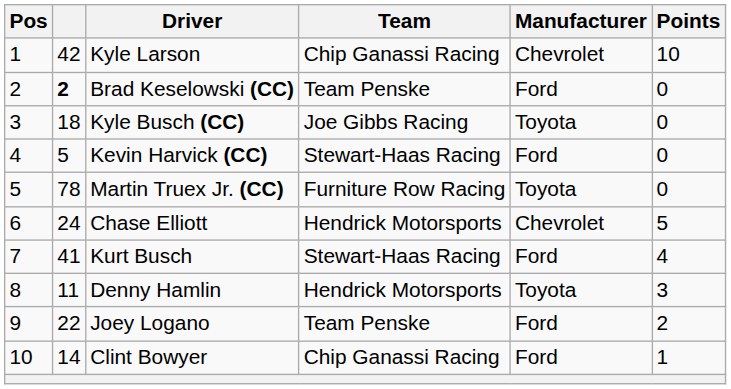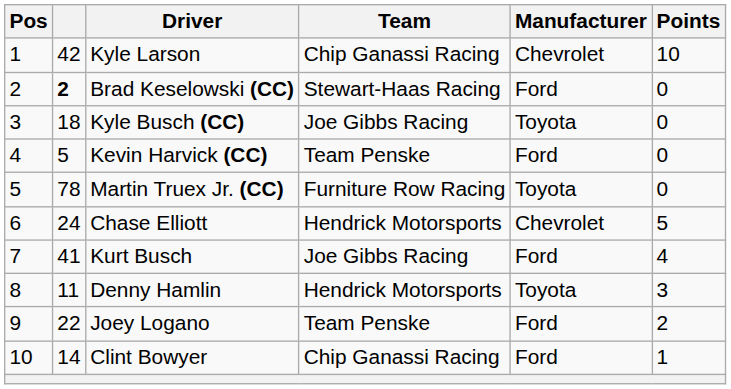(367, 88) Team Penske -> (402, 88) Stewart-Haas Racing
(402, 155) Stewart-Haas Racing -> (367, 155) Team Penske
(402, 256) Stewart-Haas Racing -> (386, 256) Joe Gibbs Racing
